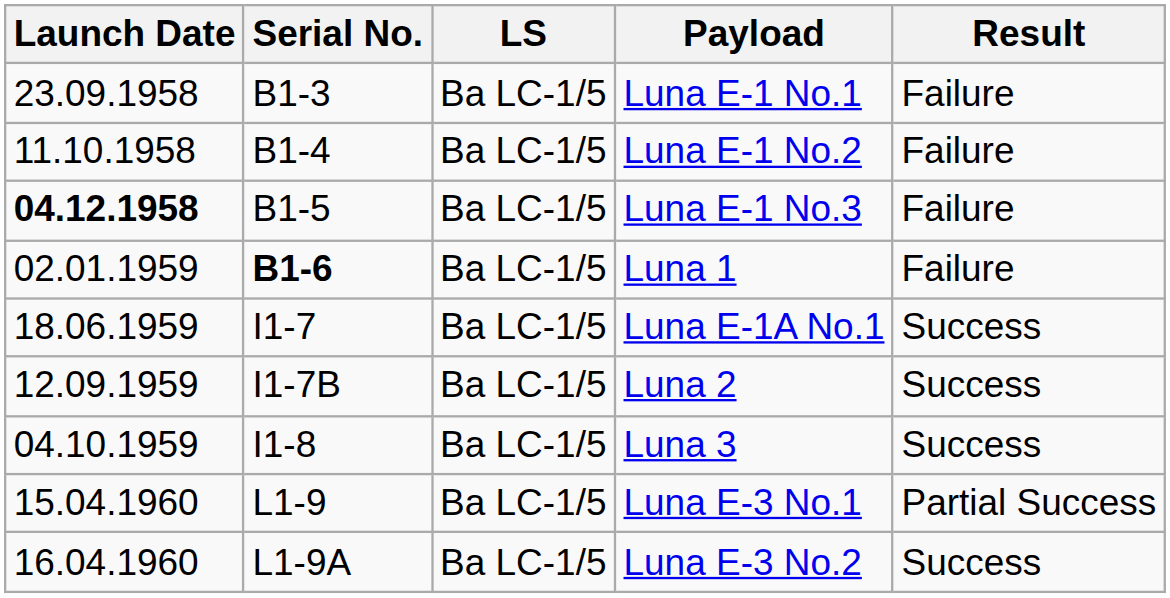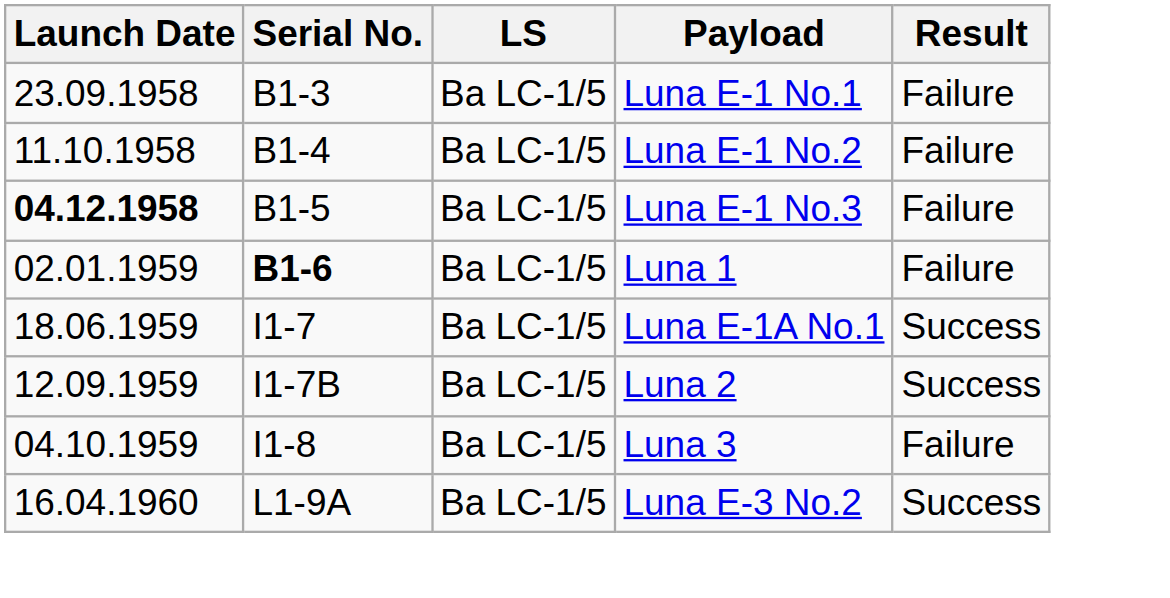(971, 444) Success -> (958, 444) Failure
- row: (743, 502)
